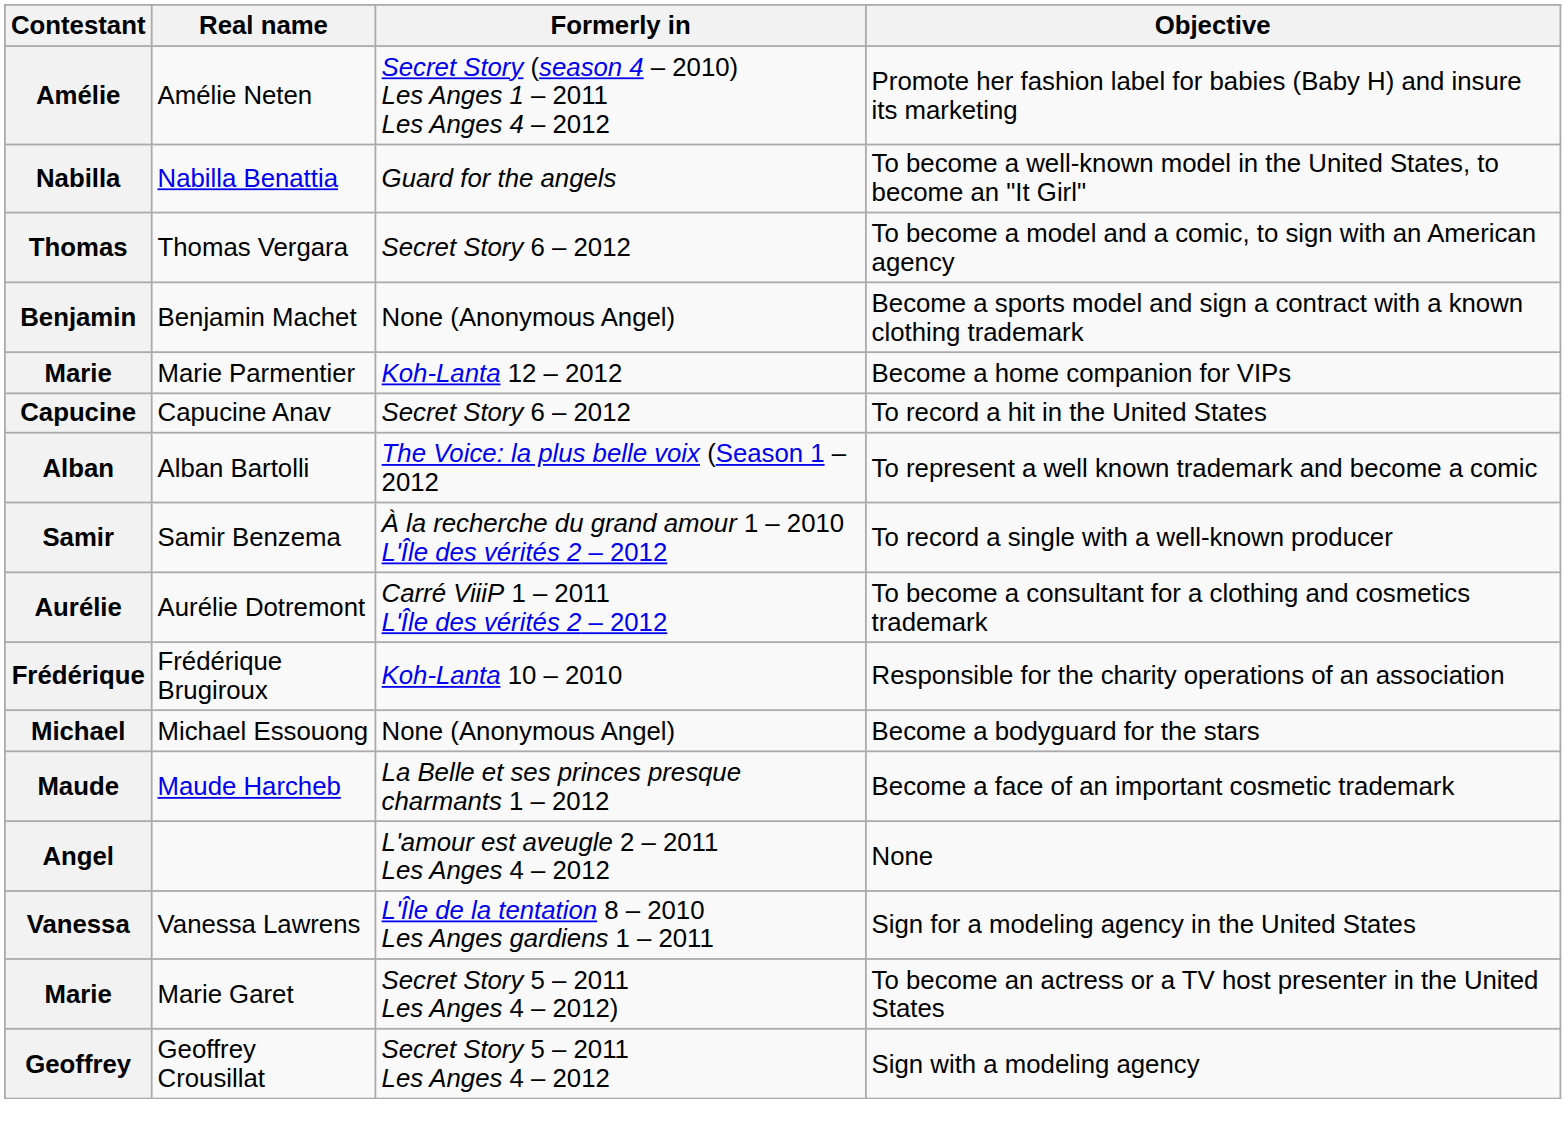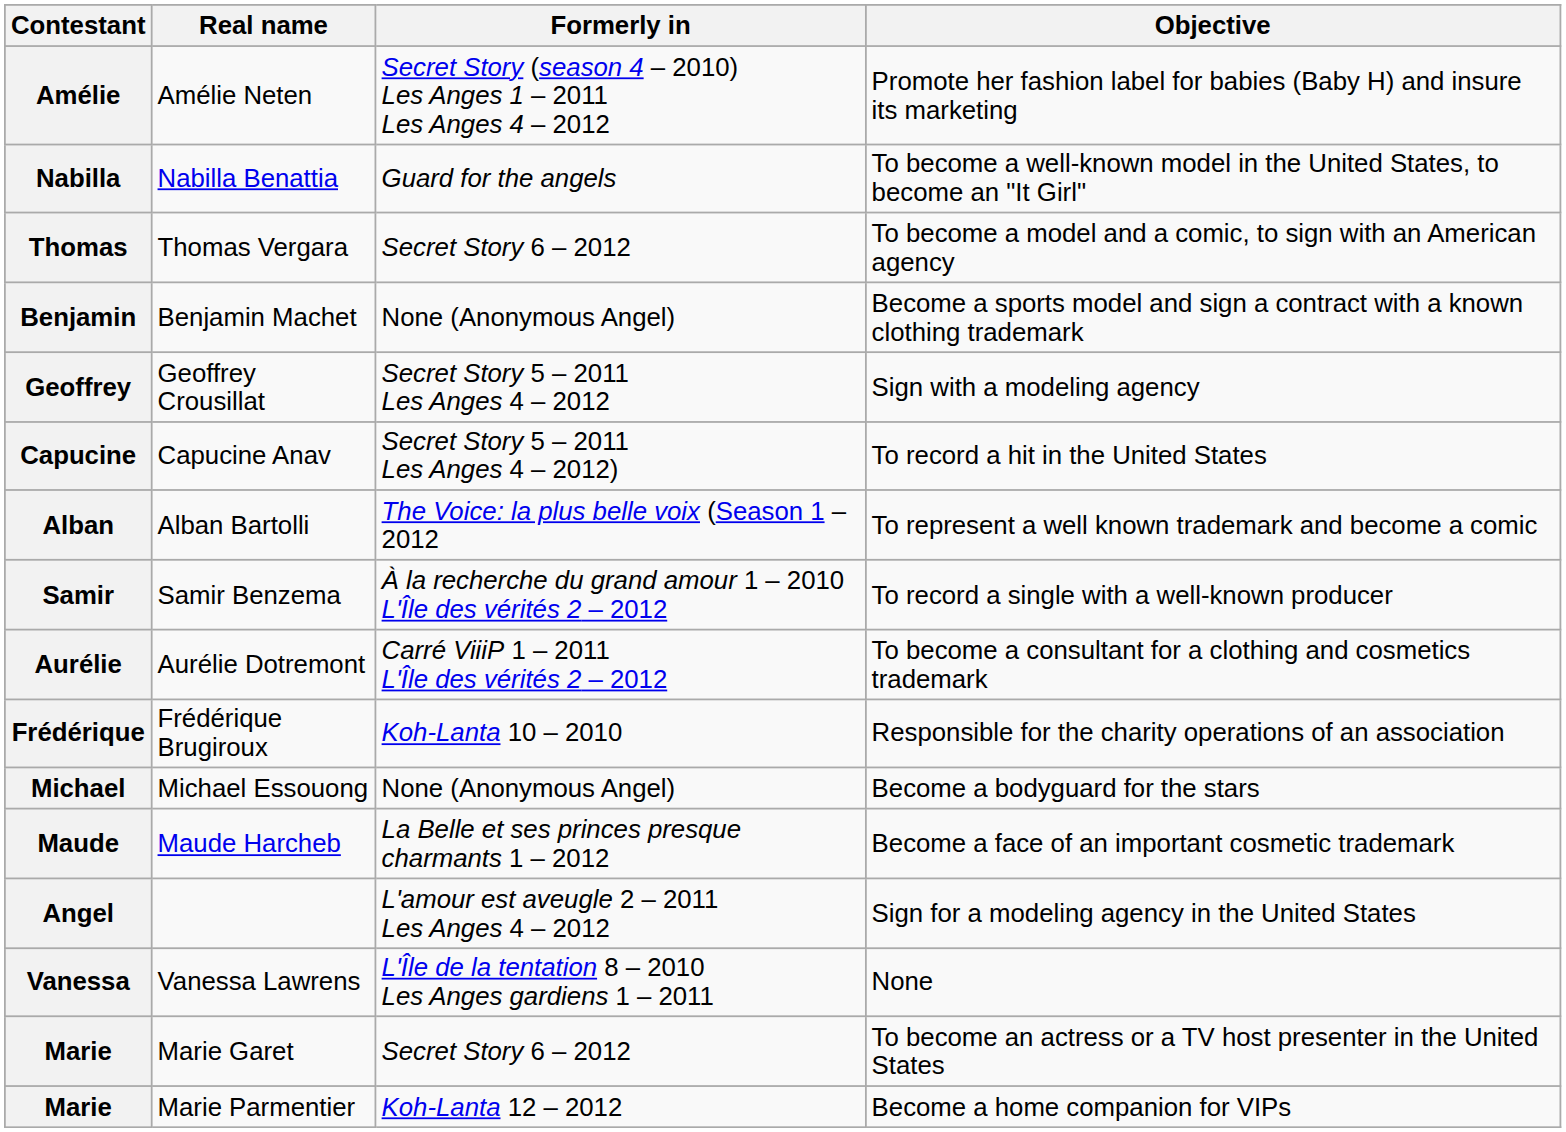rows swapped: (78, 372) <-> (78, 1064)
(506, 413) Secret Story 6 – 2012 -> (505, 456) Secret Story 5 – 2011 Les Anges 4 – 2012)
(902, 856) None -> (1144, 913) Sign for a modeling agency in the United States
(1144, 925) Sign for a modeling agency in the United States -> (902, 982) None
(505, 994) Secret Story 5 – 2011 Les Anges 4 – 2012) -> (506, 1052) Secret Story 6 – 2012
